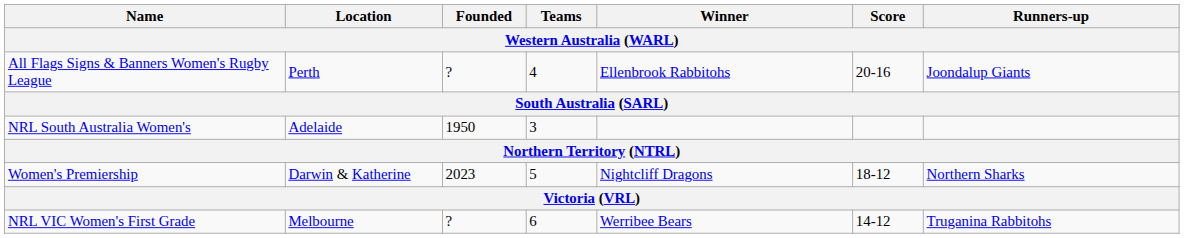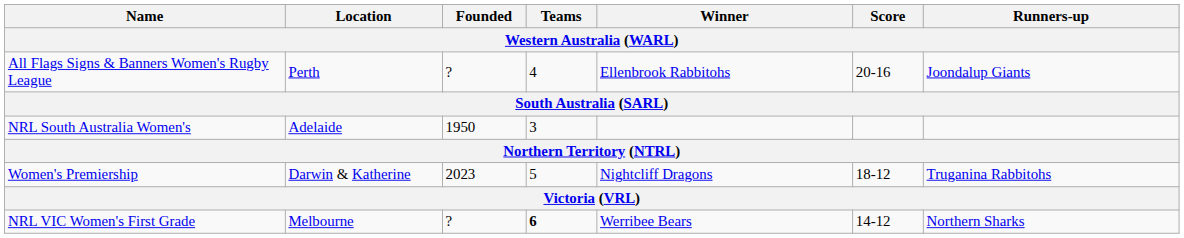(976, 174) Northern Sharks -> (989, 174) Truganina Rabbitohs
(533, 221) normal -> (533, 221) bold
(989, 221) Truganina Rabbitohs -> (976, 221) Northern Sharks
